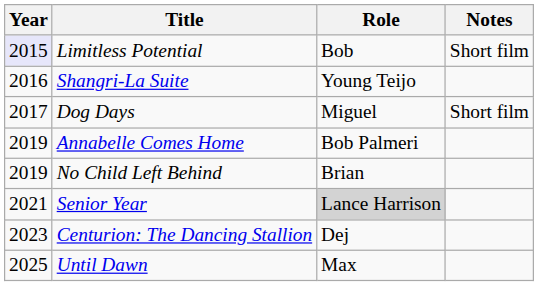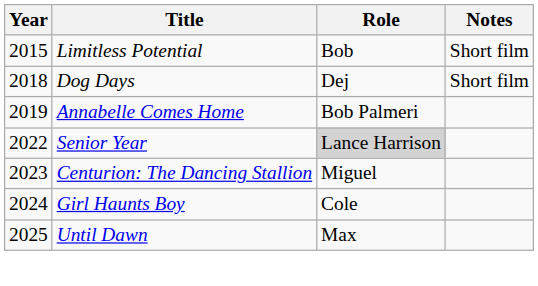(28, 50) lavender background -> (28, 50) no background
- row: (123, 81)
(28, 111) 2017 -> (28, 81) 2018
(349, 111) Miguel -> (335, 81) Dej
- row: (139, 173)
(28, 204) 2021 -> (28, 142) 2022
(335, 234) Dej -> (349, 173) Miguel
+ row: (121, 204)
